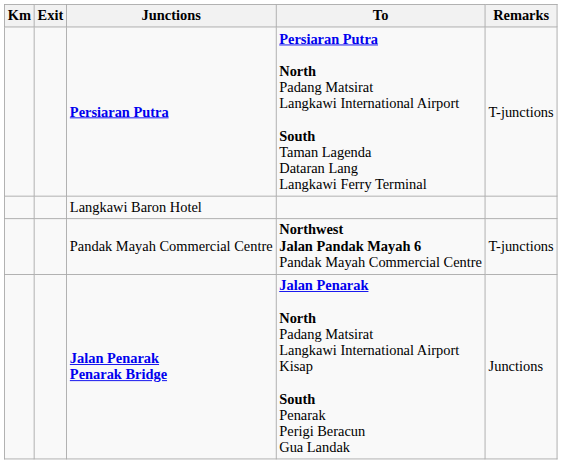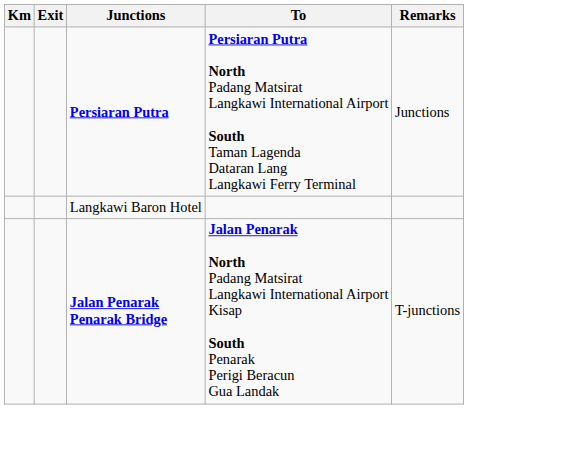(521, 111) T-junctions -> (422, 111) Junctions
- row: (171, 246)
(516, 366) Junctions -> (428, 311) T-junctions
